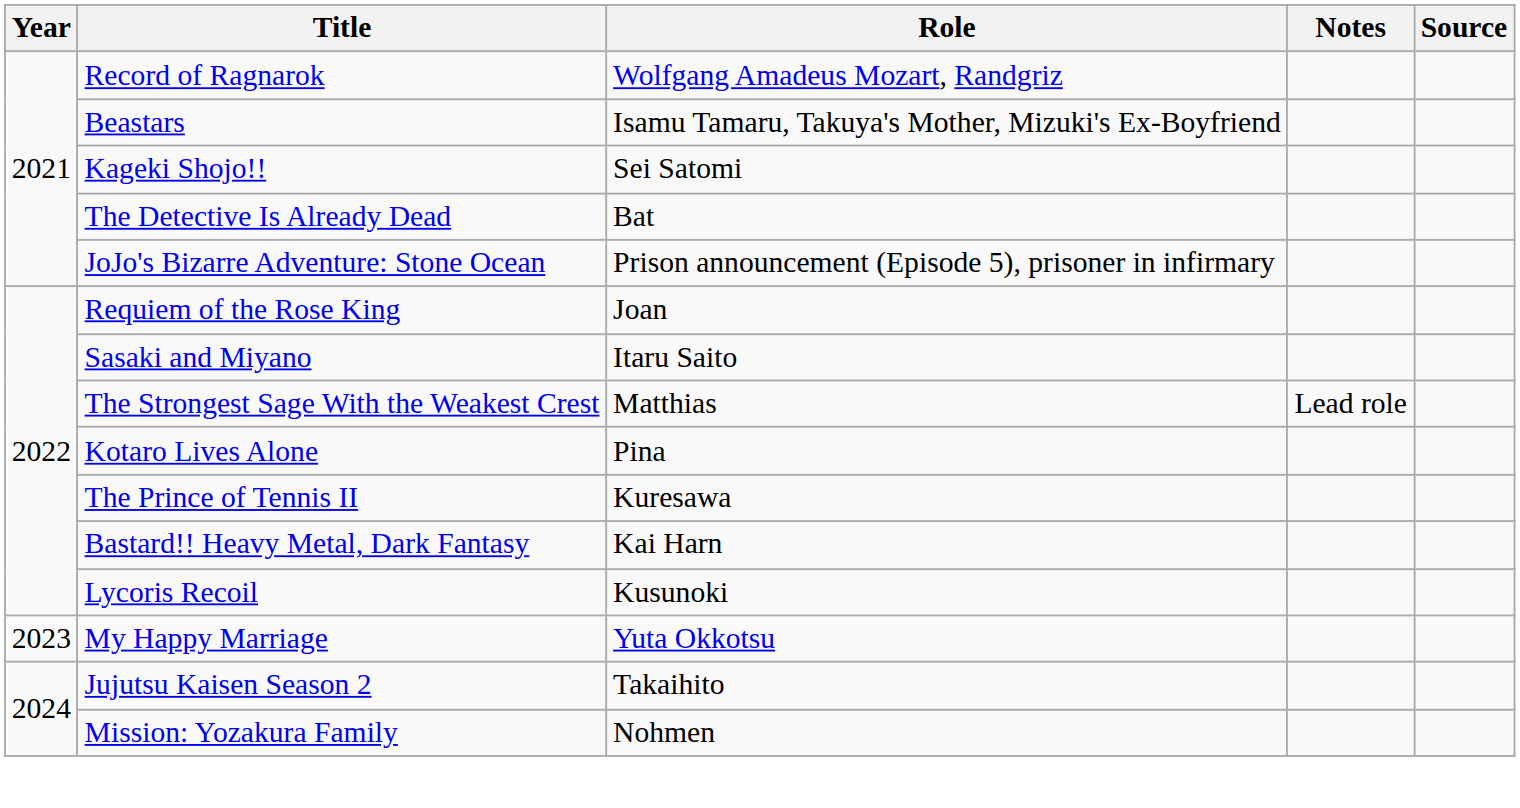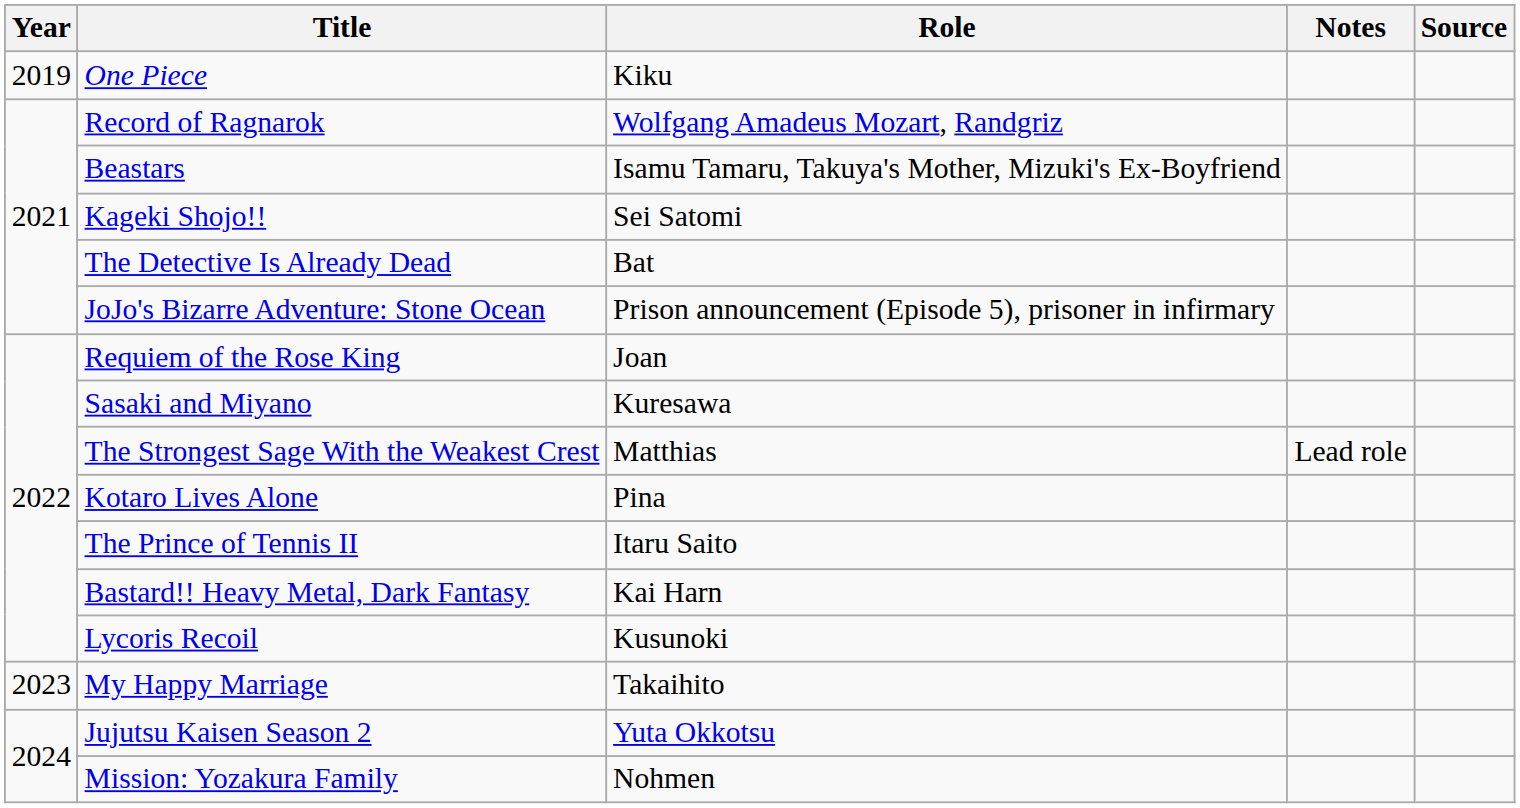+ row: (146, 74)
(675, 356) Itaru Saito -> (672, 403) Kuresawa
(672, 497) Kuresawa -> (675, 544) Itaru Saito
(694, 638) Yuta Okkotsu -> (669, 685) Takaihito
(669, 685) Takaihito -> (694, 732) Yuta Okkotsu
